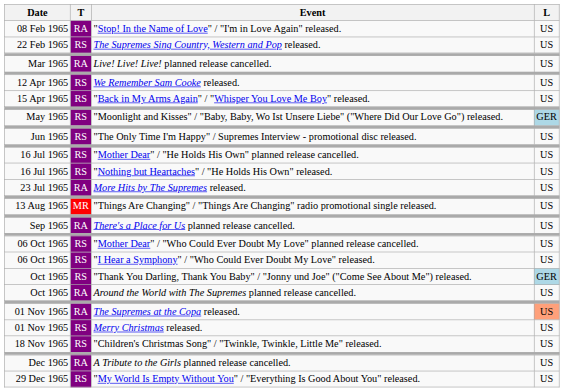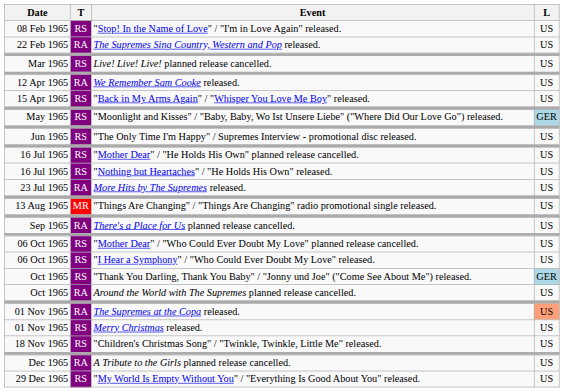(81, 28) RA -> (81, 28) RS
(81, 45) RS -> (81, 45) RA
(81, 63) RA -> (81, 63) RS
(81, 82) RS -> (81, 82) RA
